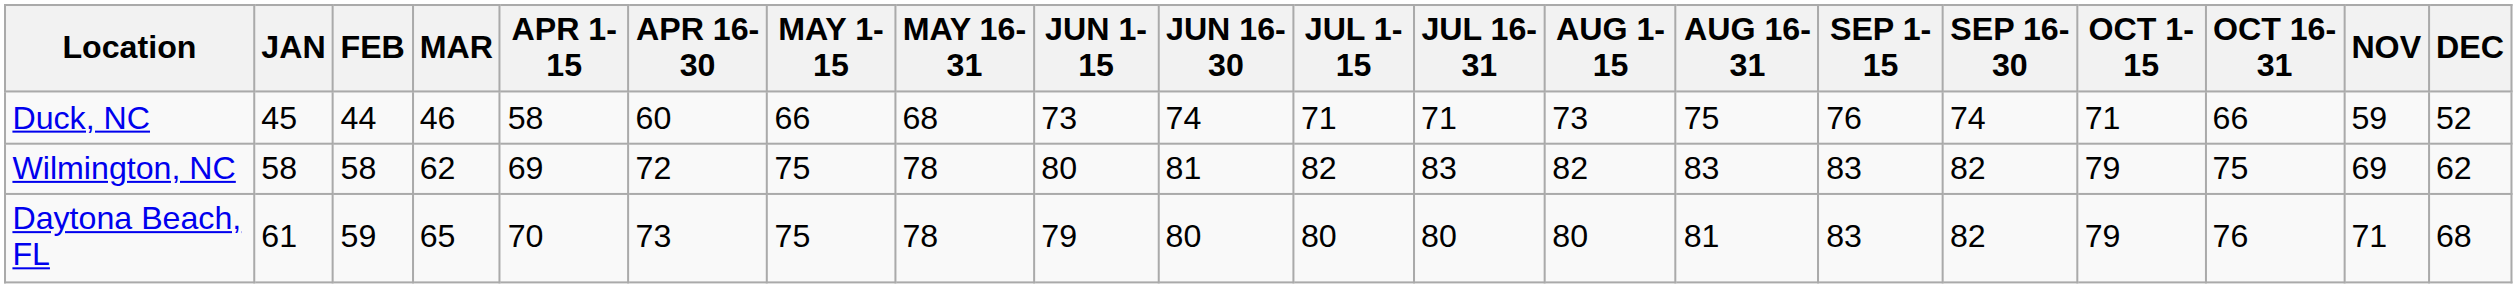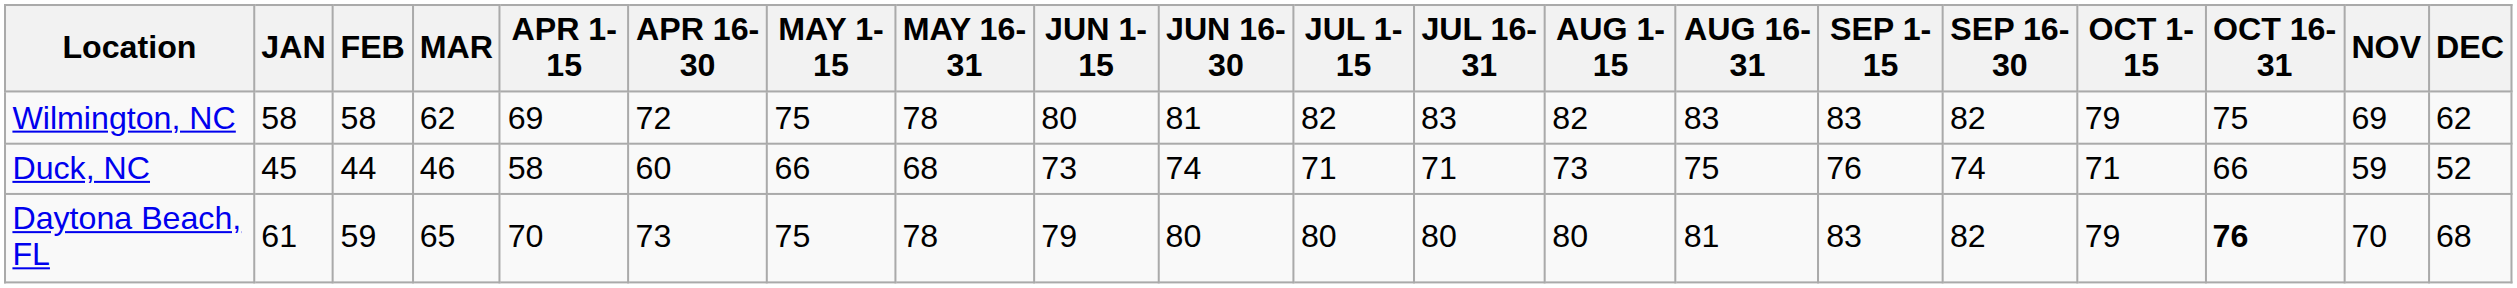rows swapped: (81, 117) <-> (124, 168)
(2230, 237) normal -> (2230, 237) bold
(2369, 237) 71 -> (2369, 237) 70
